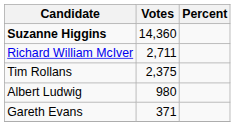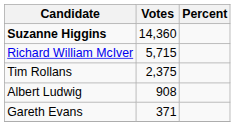(162, 53) 2,711 -> (161, 53) 5,715
(166, 92) 980 -> (166, 92) 908
